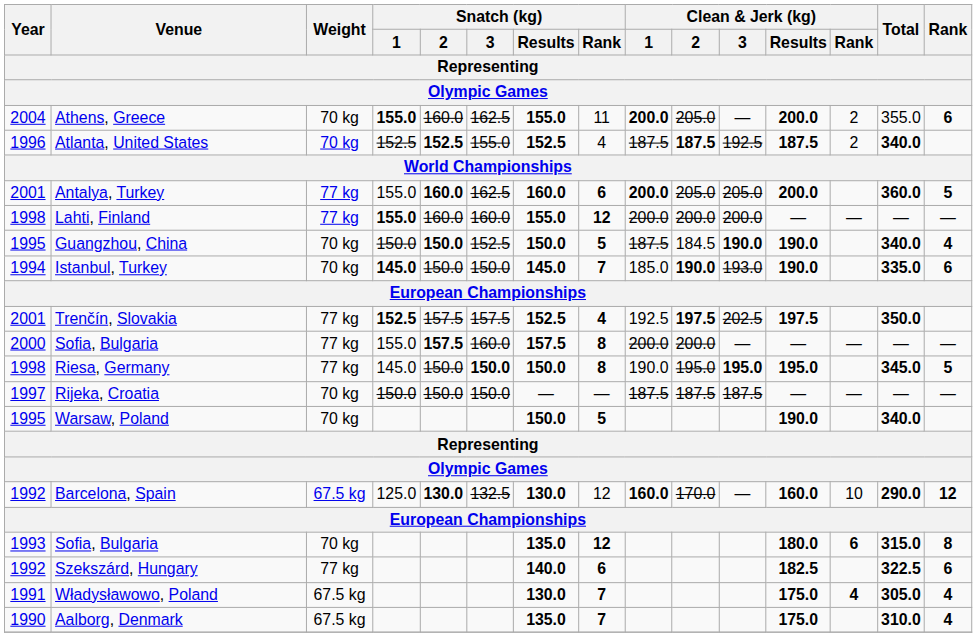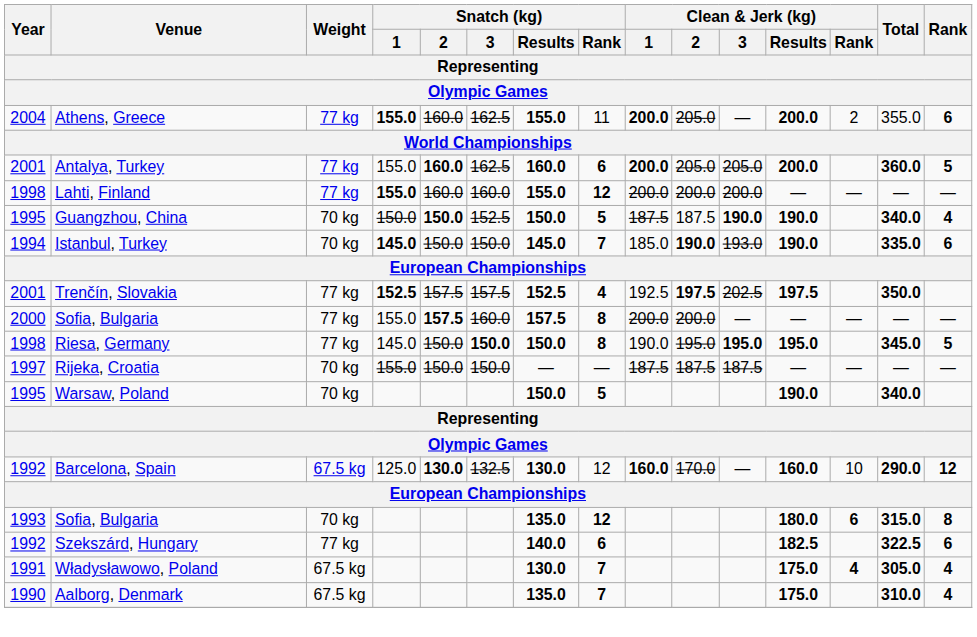(340, 117) 70 kg -> (340, 117) 77 kg
- row: (28, 142)
(696, 243) 184.5 -> (696, 218) 187.5
(396, 393) 150.0 -> (396, 368) 155.0
